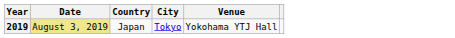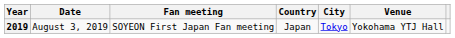+ column: (193, 12)
(70, 26) khaki background -> (70, 26) no background
